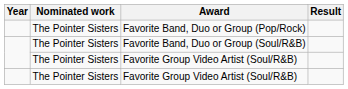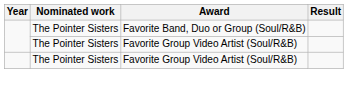- row: (17, 28)
